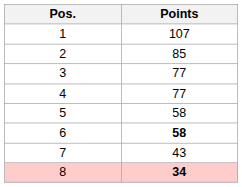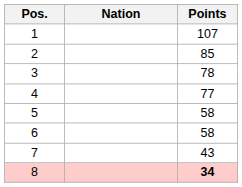+ column: (121, 14)
(179, 73) 77 -> (207, 73) 78
(179, 133) bold -> (207, 133) normal
